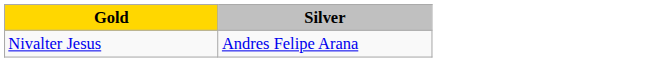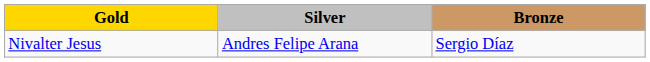+ column: (539, 17)
